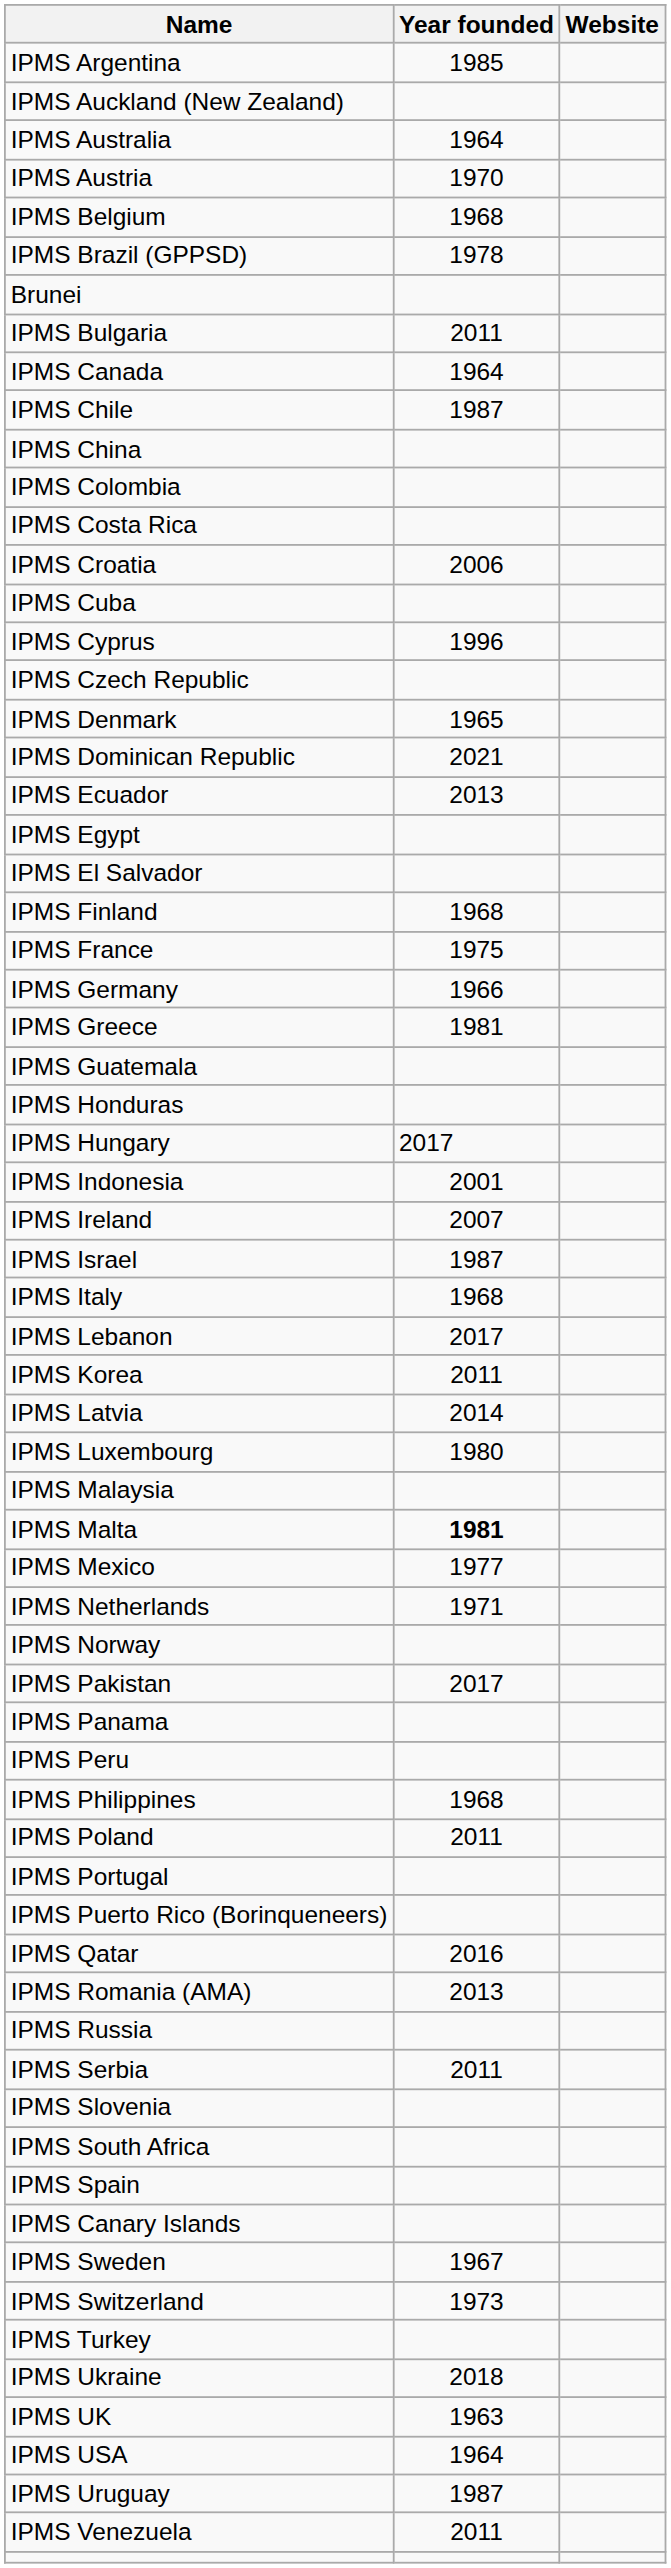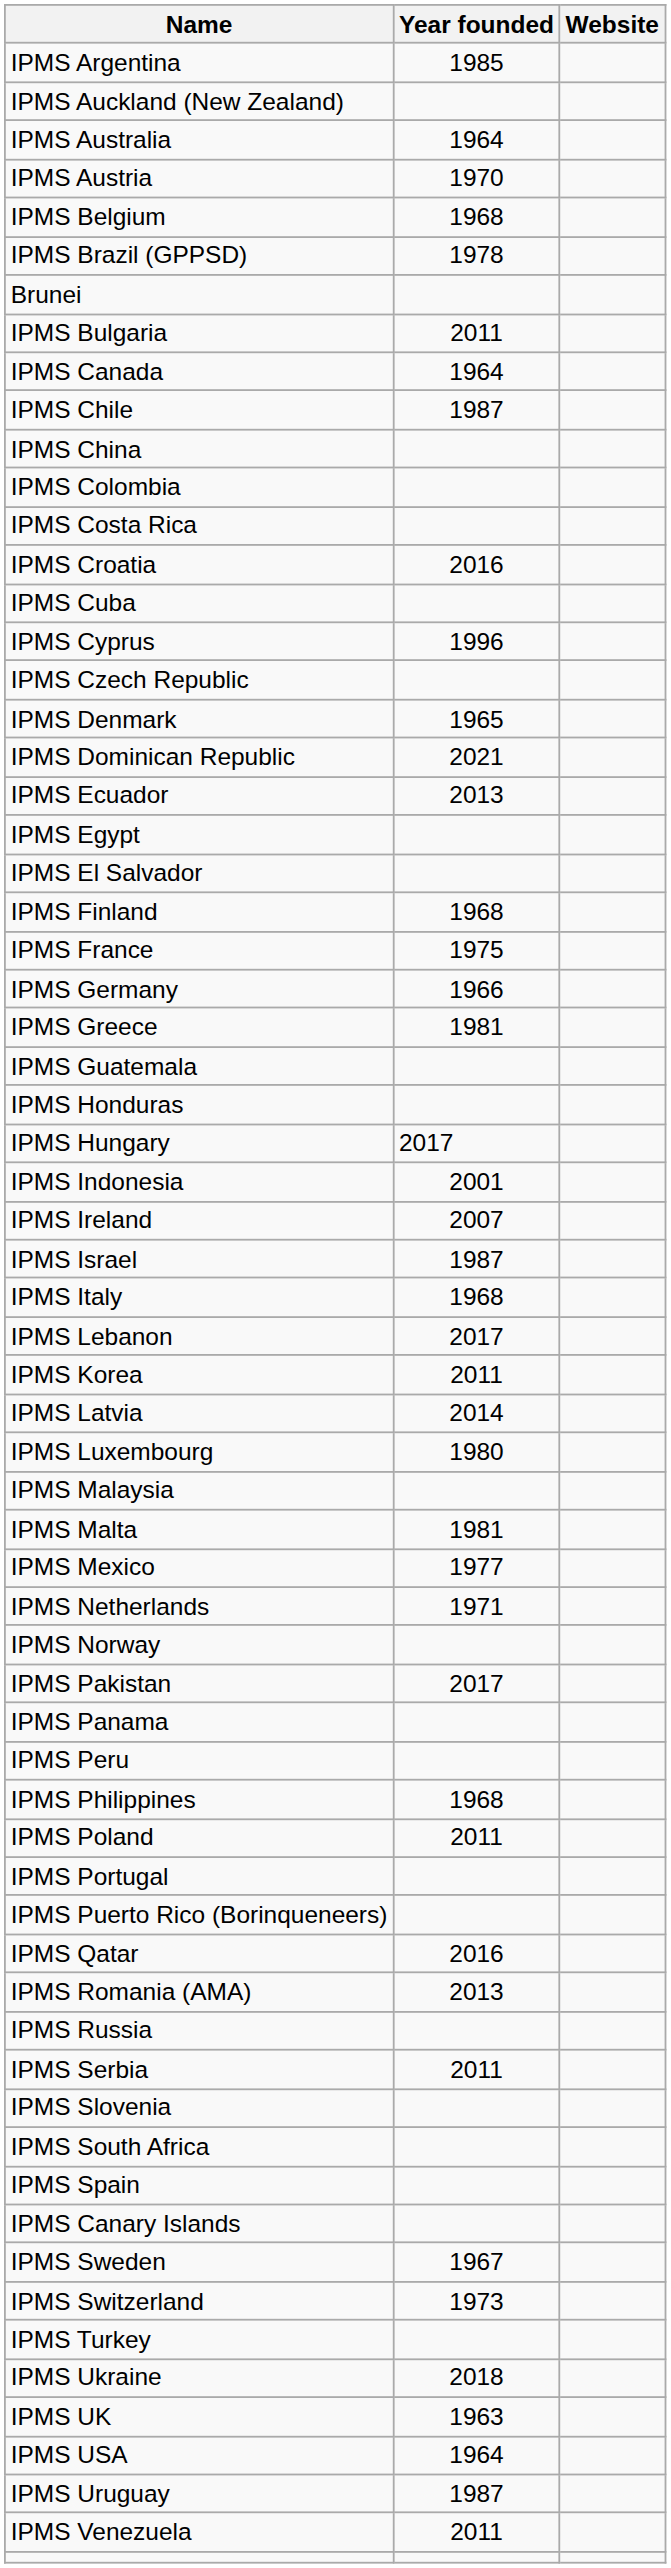(476, 564) 2006 -> (476, 564) 2016
(476, 1529) bold -> (476, 1529) normal
